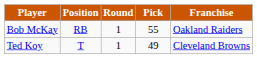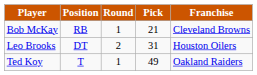(153, 29) 55 -> (153, 29) 21
(208, 29) Oakland Raiders -> (212, 29) Cleveland Browns
+ row: (31, 45)
(212, 45) Cleveland Browns -> (208, 62) Oakland Raiders
